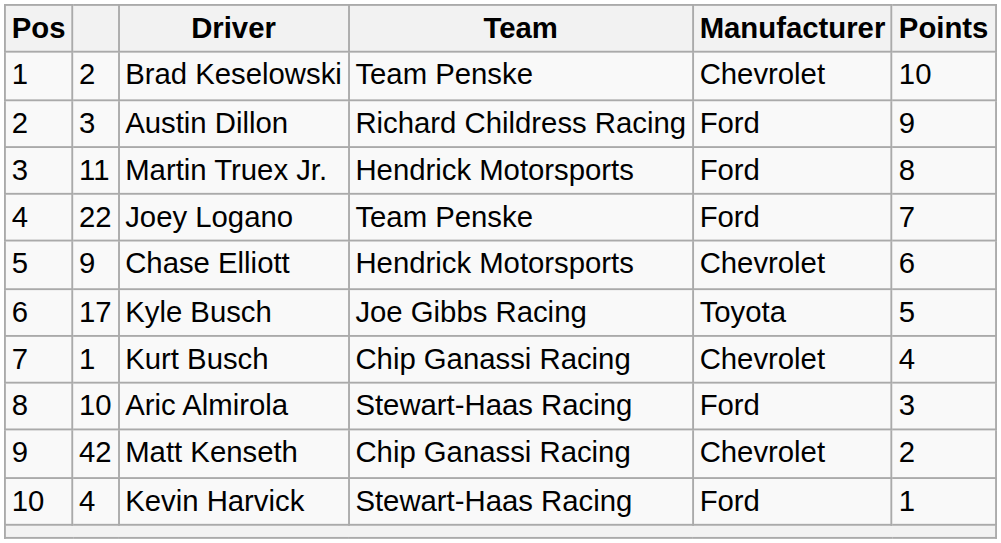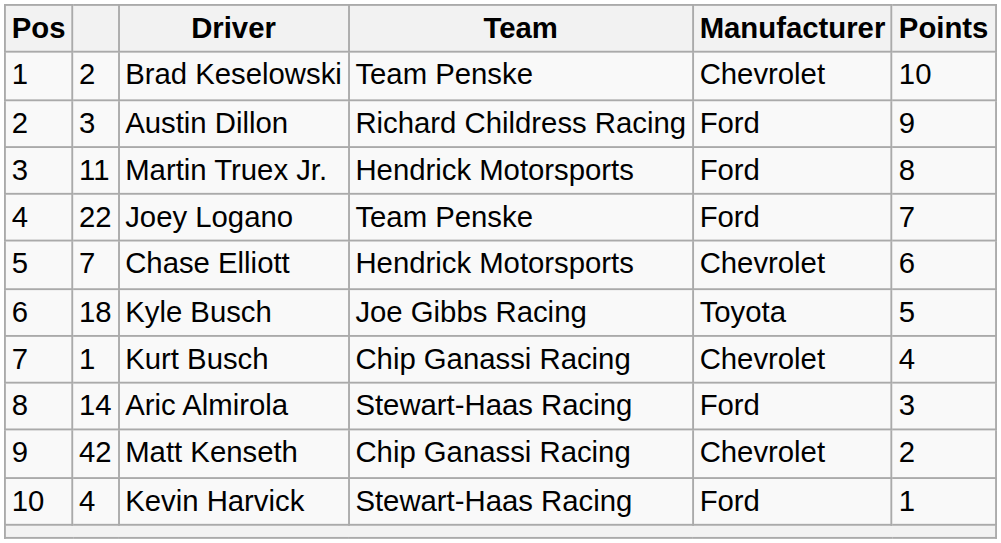(87, 263) 9 -> (87, 263) 7
(95, 311) 17 -> (95, 311) 18
(95, 405) 10 -> (95, 405) 14
